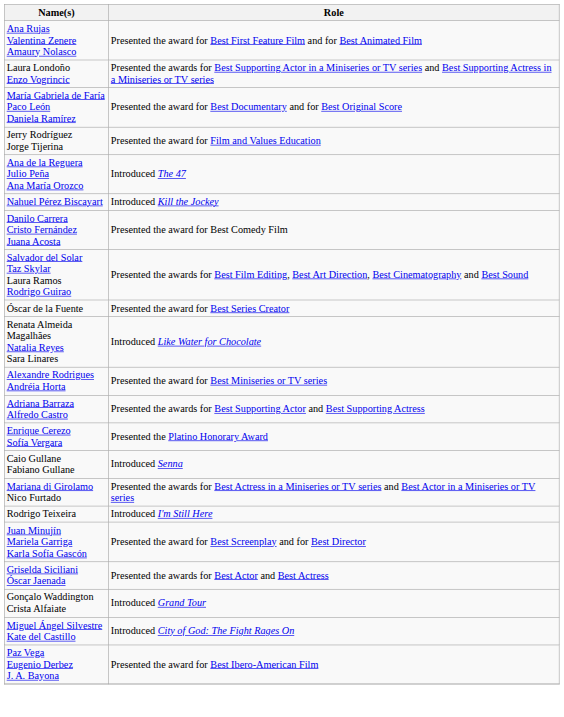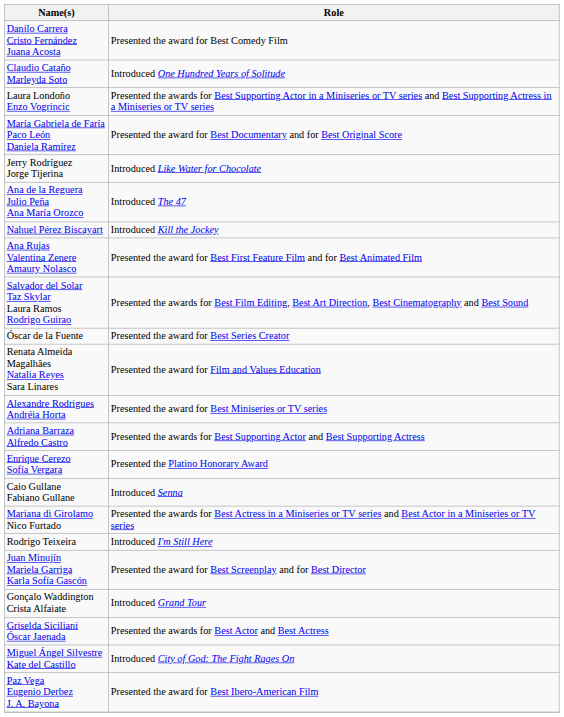rows swapped: (42, 40) <-> (42, 229)
+ row: (39, 73)
(216, 140) Presented the award for Film and Values Education -> (186, 168) Introduced Like Water for Chocolate
(186, 342) Introduced Like Water for Chocolate -> (216, 369) Presented the award for Film and Values Education
rows swapped: (50, 603) <-> (42, 575)
